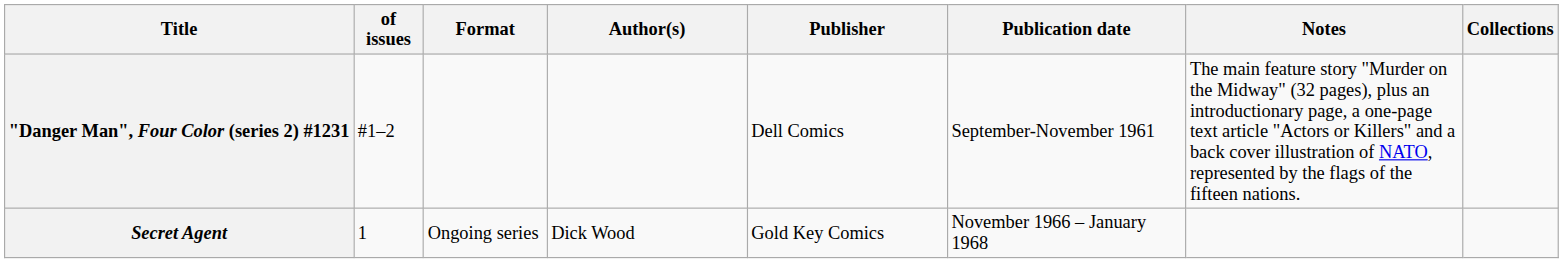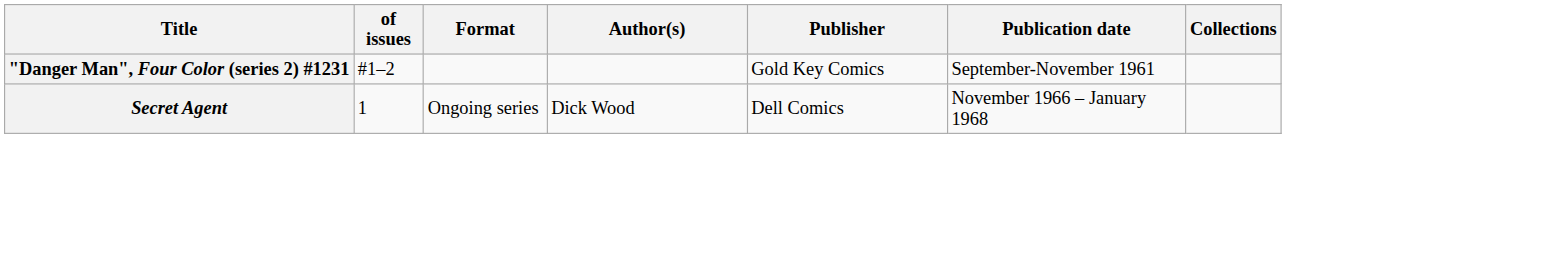- column: (1324, 29)
(798, 131) Dell Comics -> (818, 68) Gold Key Comics
(818, 232) Gold Key Comics -> (798, 108) Dell Comics
